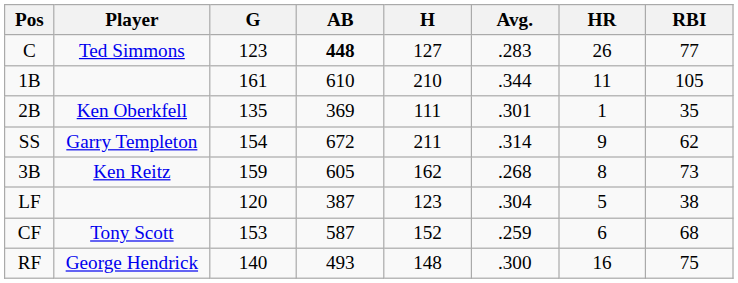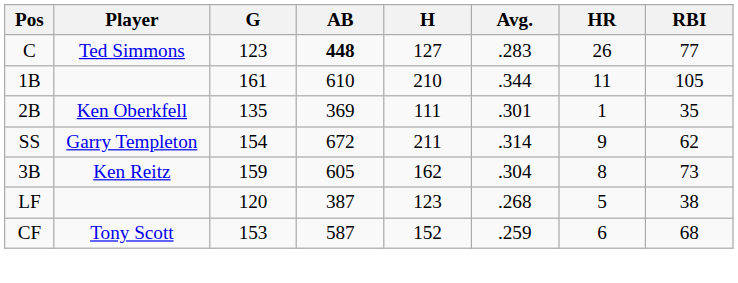(515, 171) .268 -> (515, 171) .304
(515, 202) .304 -> (515, 202) .268
- row: (29, 263)
